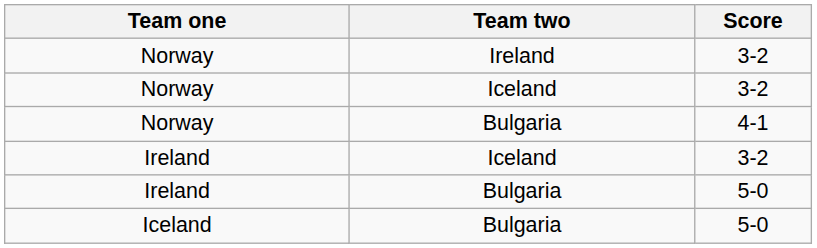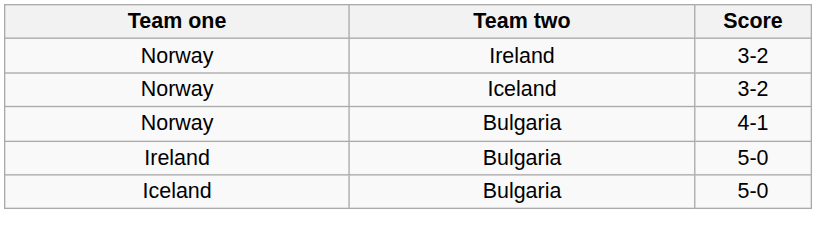- row: (177, 157)
